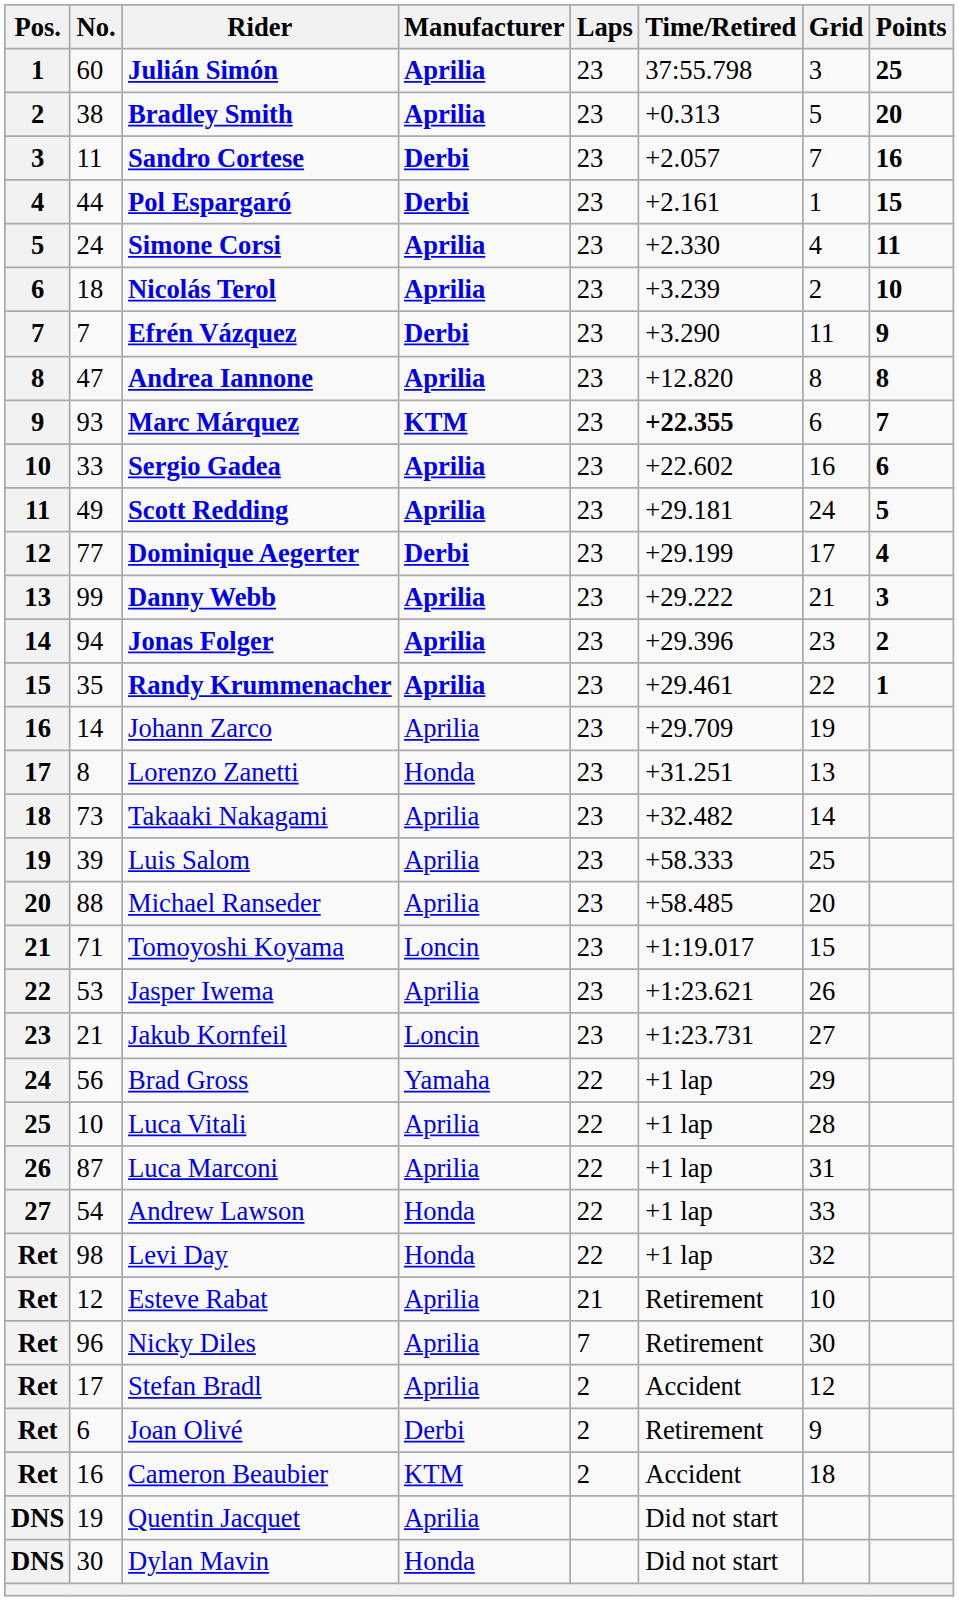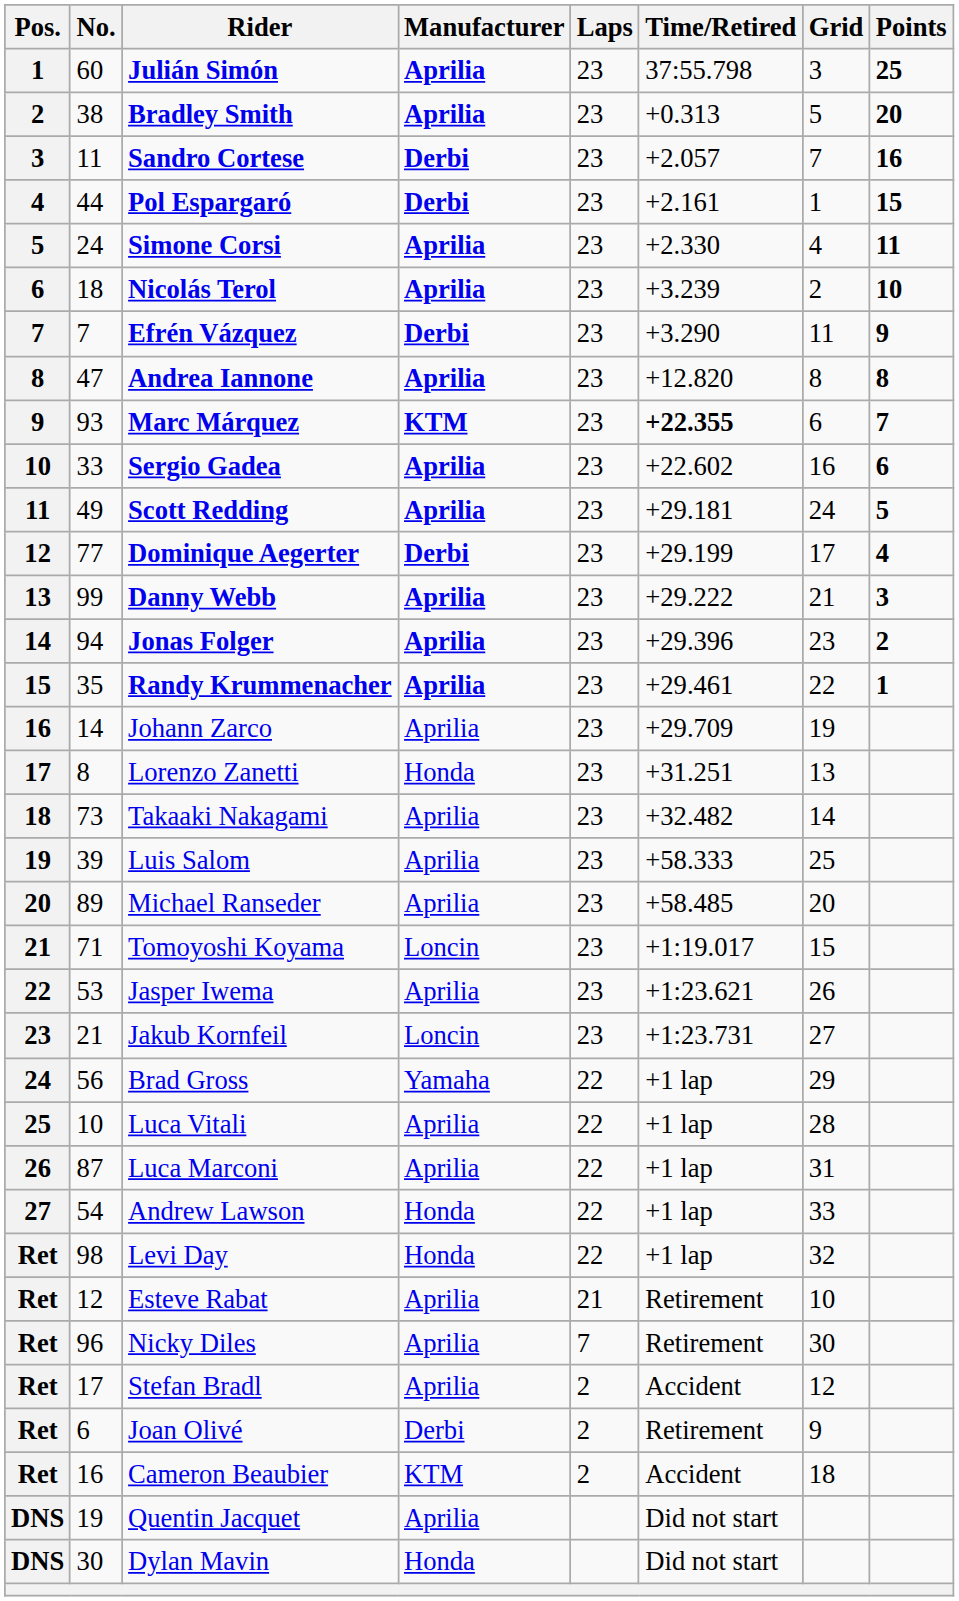(90, 903) 88 -> (90, 903) 89
